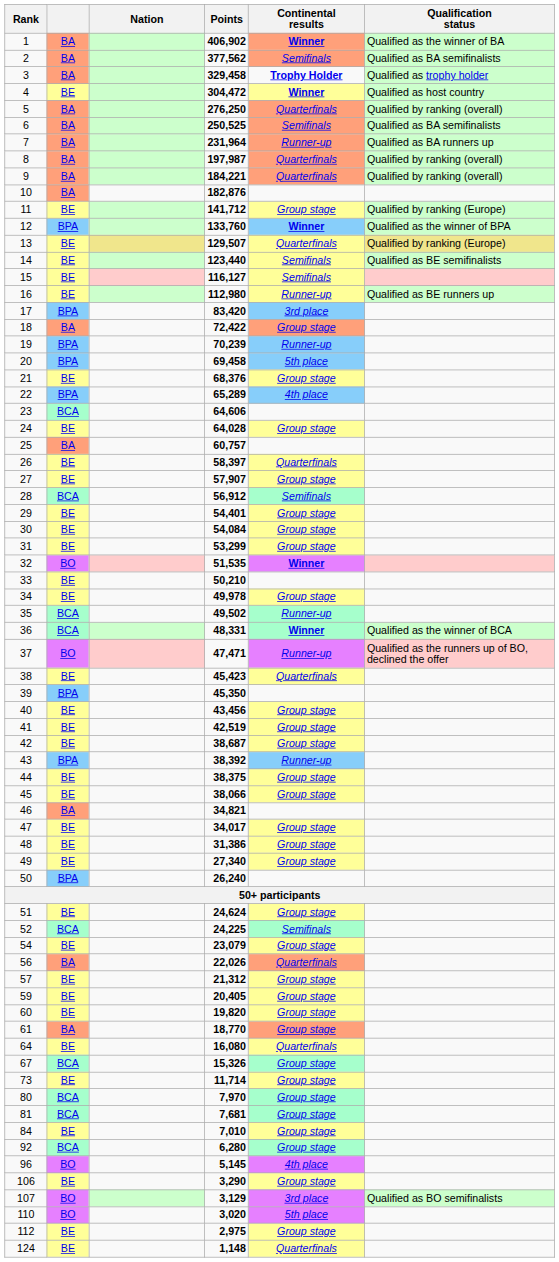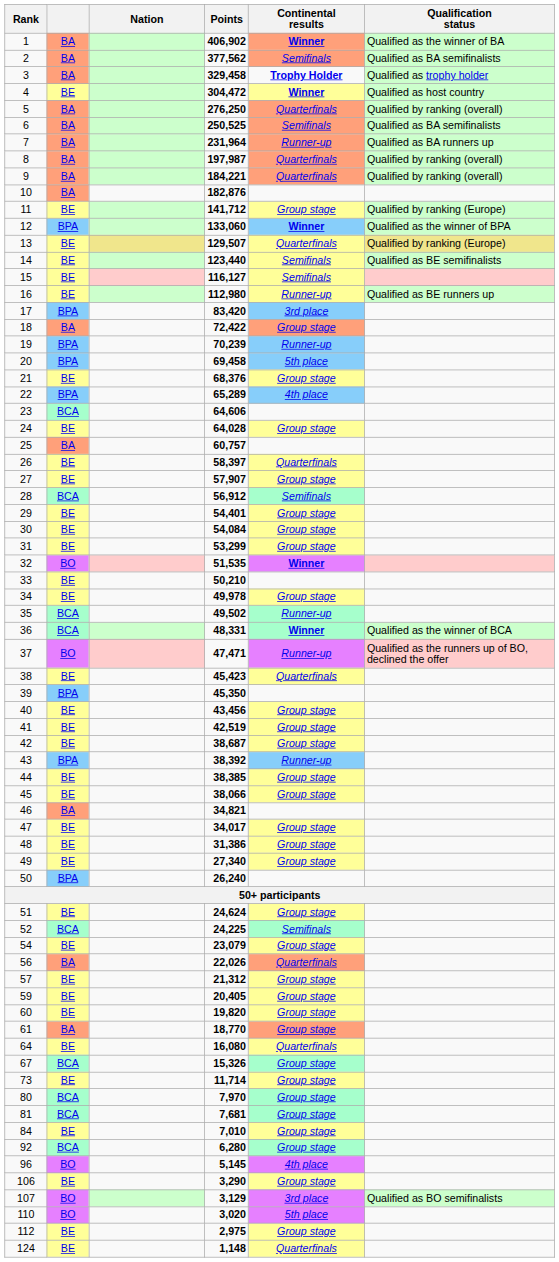(227, 227) 133,760 -> (227, 227) 133,060
(230, 777) 38,375 -> (230, 777) 38,385
